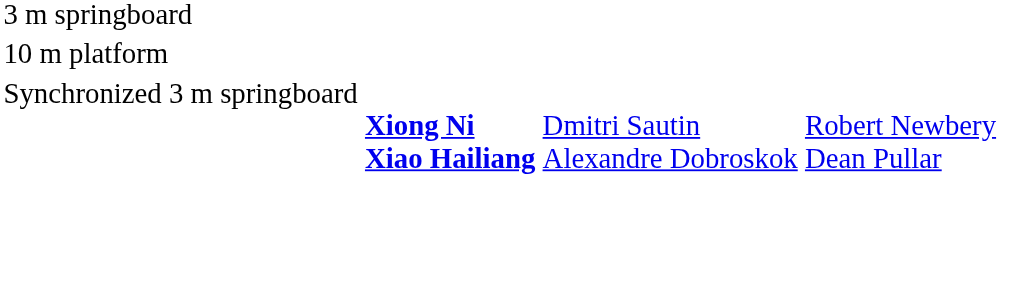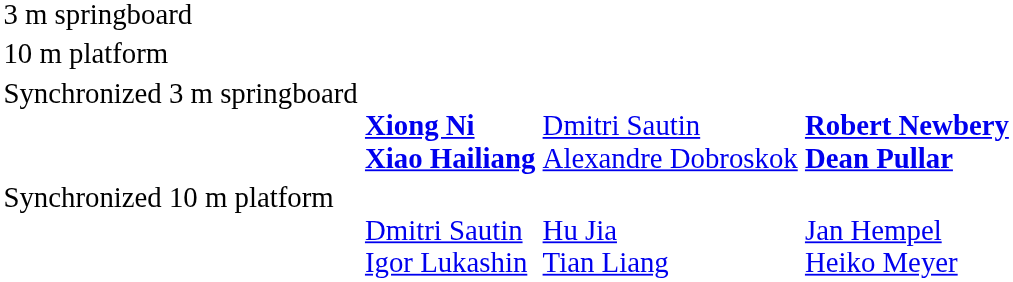(901, 142) normal -> (907, 142) bold
+ row: (169, 197)
